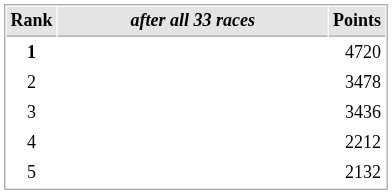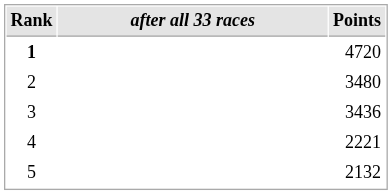(363, 82) 3478 -> (363, 82) 3480
(363, 142) 2212 -> (363, 142) 2221
